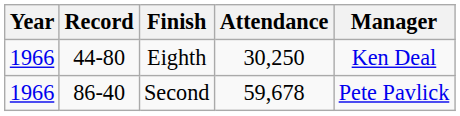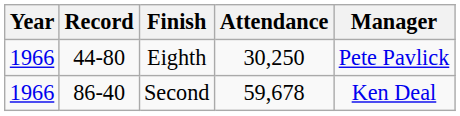(394, 57) Ken Deal -> (394, 57) Pete Pavlick
(394, 92) Pete Pavlick -> (394, 92) Ken Deal
